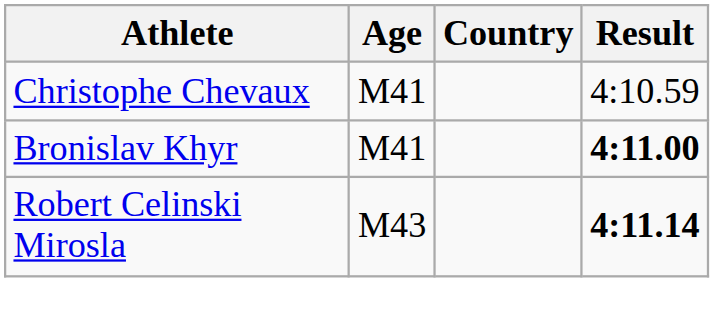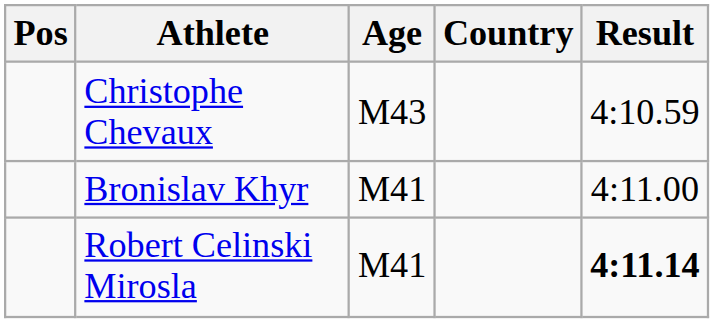+ column: (41, 33)
(392, 90) M41 -> (392, 110) M43
(645, 147) bold -> (645, 188) normal
(392, 225) M43 -> (392, 266) M41
